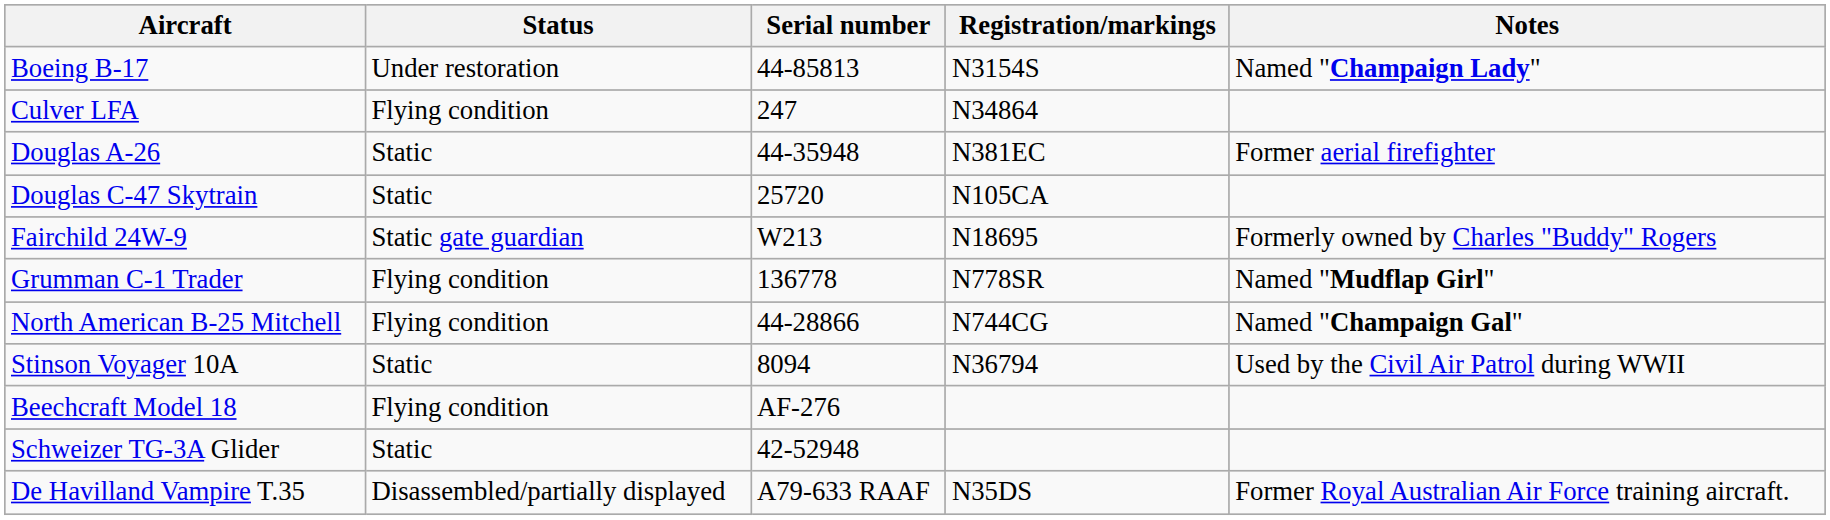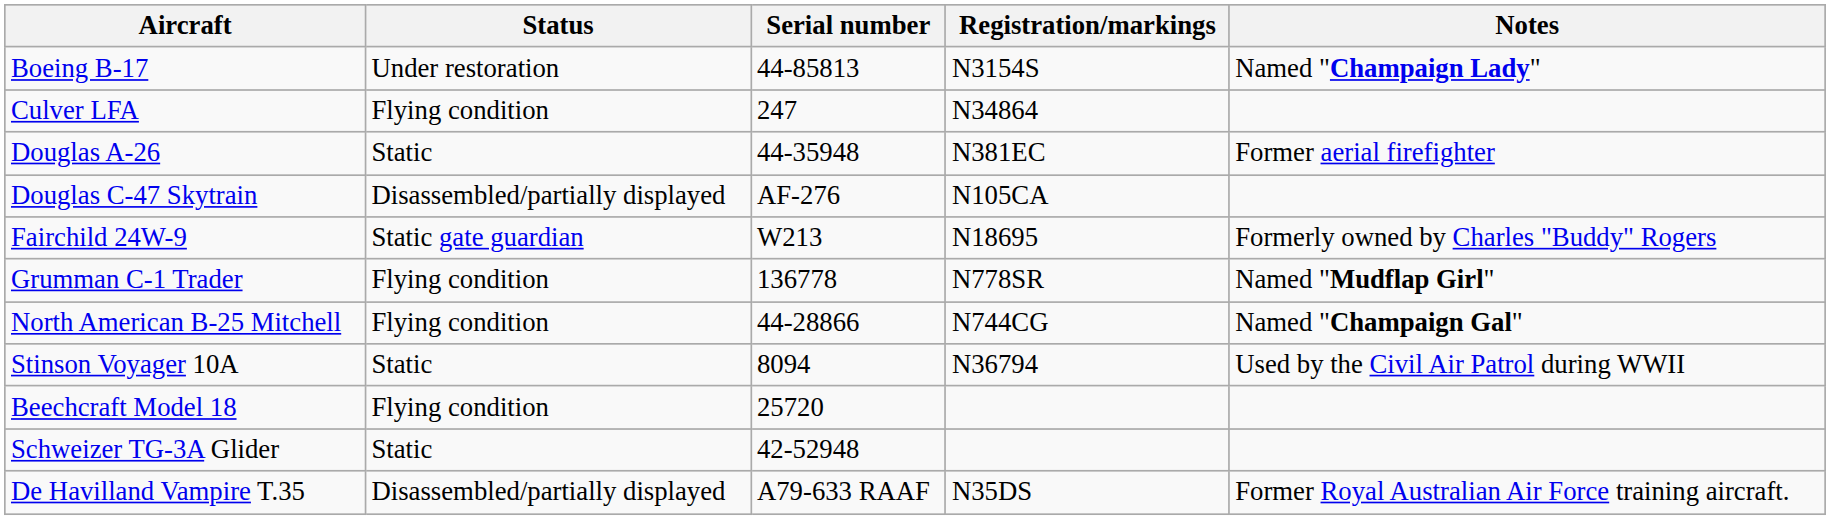(402, 195) Static -> (548, 195) Disassembled/partially displayed
(790, 195) 25720 -> (799, 195) AF-276
(799, 407) AF-276 -> (790, 407) 25720
